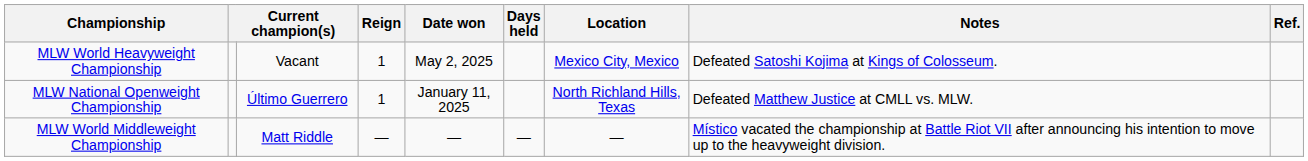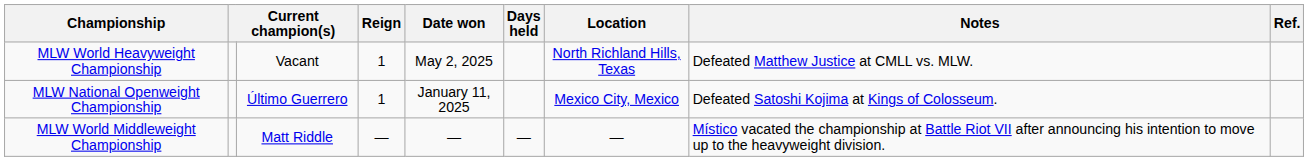(617, 61) Mexico City, Mexico -> (617, 61) North Richland Hills, Texas
(845, 61) Defeated Satoshi Kojima at Kings of Colosseum. -> (833, 61) Defeated Matthew Justice at CMLL vs. MLW.
(617, 99) North Richland Hills, Texas -> (617, 99) Mexico City, Mexico
(833, 99) Defeated Matthew Justice at CMLL vs. MLW. -> (845, 99) Defeated Satoshi Kojima at Kings of Colosseum.
